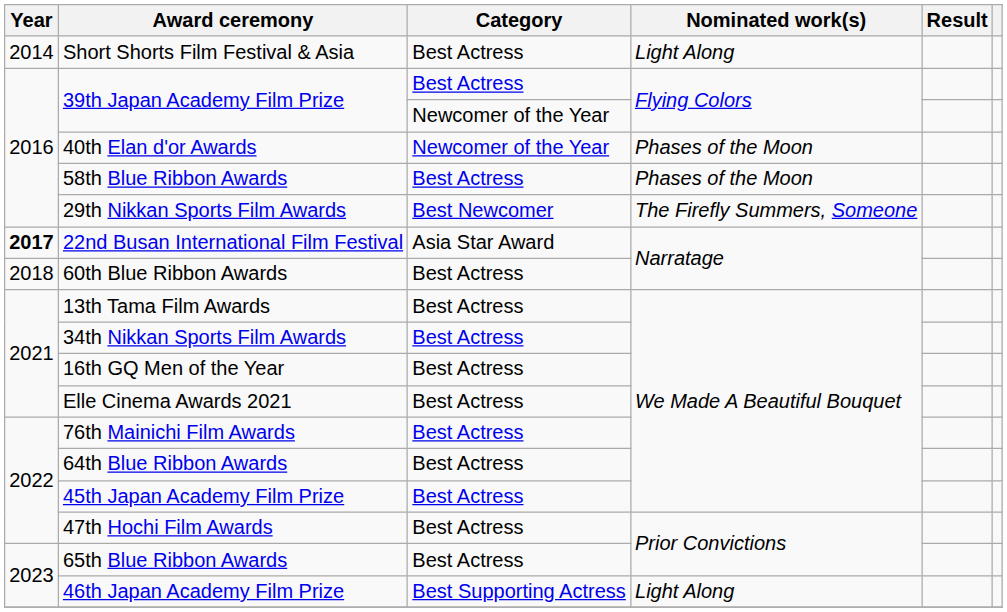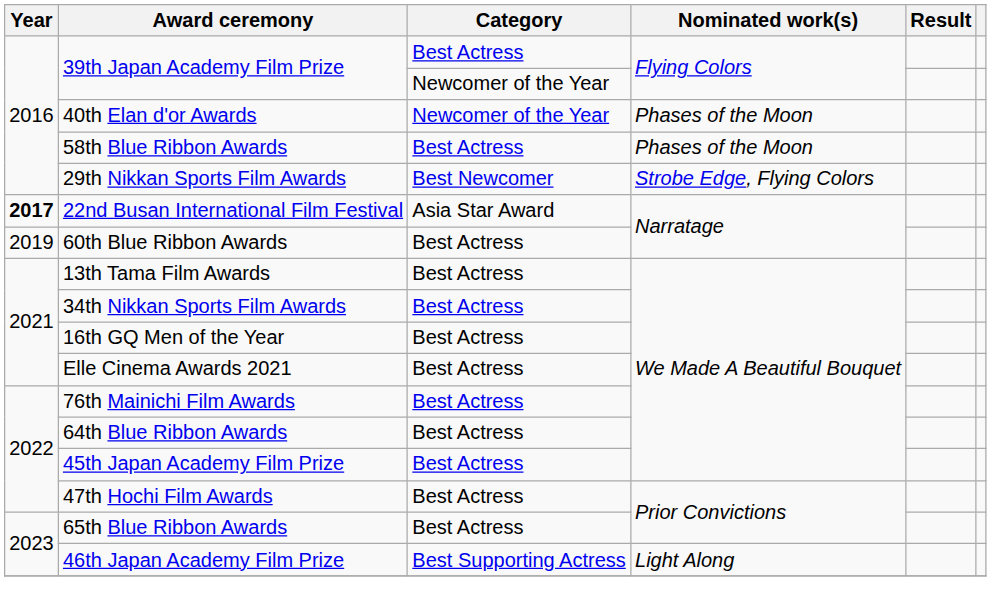- row: (209, 52)
(776, 210) The Firefly Summers, Someone -> (755, 178) Strobe Edge, Flying Colors
(31, 274) 2018 -> (31, 242) 2019
